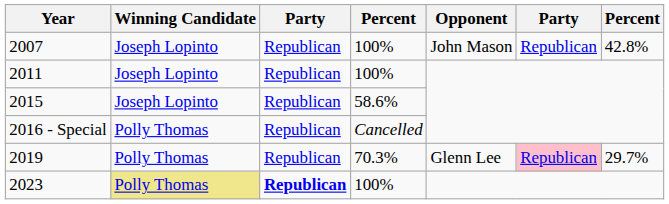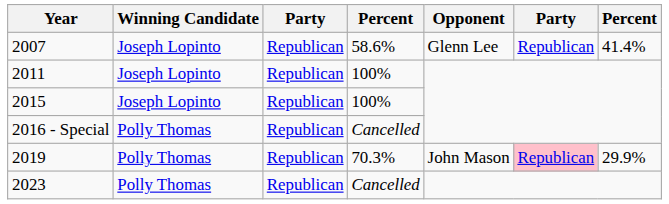(374, 46) 100% -> (373, 46) 58.6%
(471, 46) John Mason -> (463, 46) Glenn Lee
(627, 46) 42.8% -> (624, 46) 41.4%
(376, 101) 58.6% -> (371, 101) 100%
(466, 157) Glenn Lee -> (469, 157) John Mason
(627, 157) 29.7% -> (624, 157) 29.9%
(161, 185) khaki background -> (164, 185) no background
(305, 185) bold -> (305, 185) normal
(374, 185) 100% -> (386, 185) Cancelled
